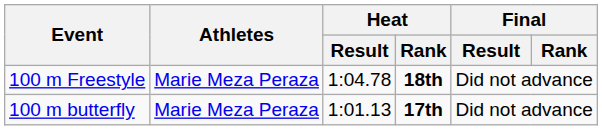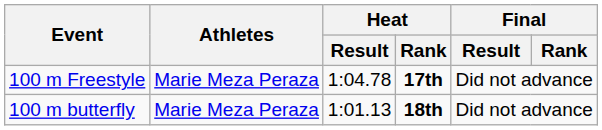(423, 80) 18th -> (423, 80) 17th
(423, 110) 17th -> (423, 110) 18th
